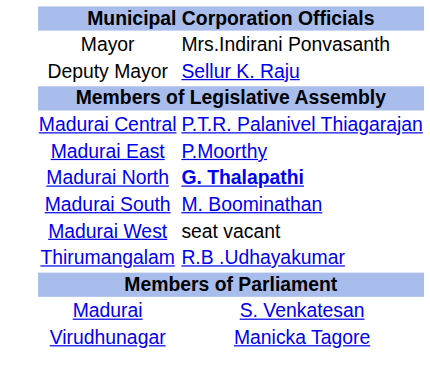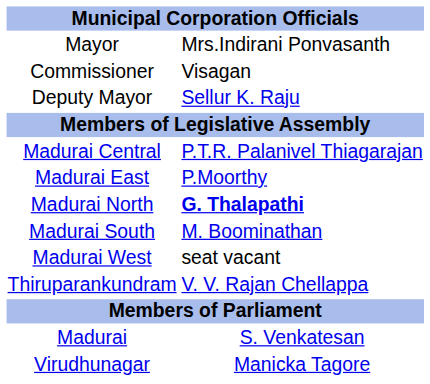+ row: (92, 71)
+ row: (92, 284)
- row: (108, 257)
